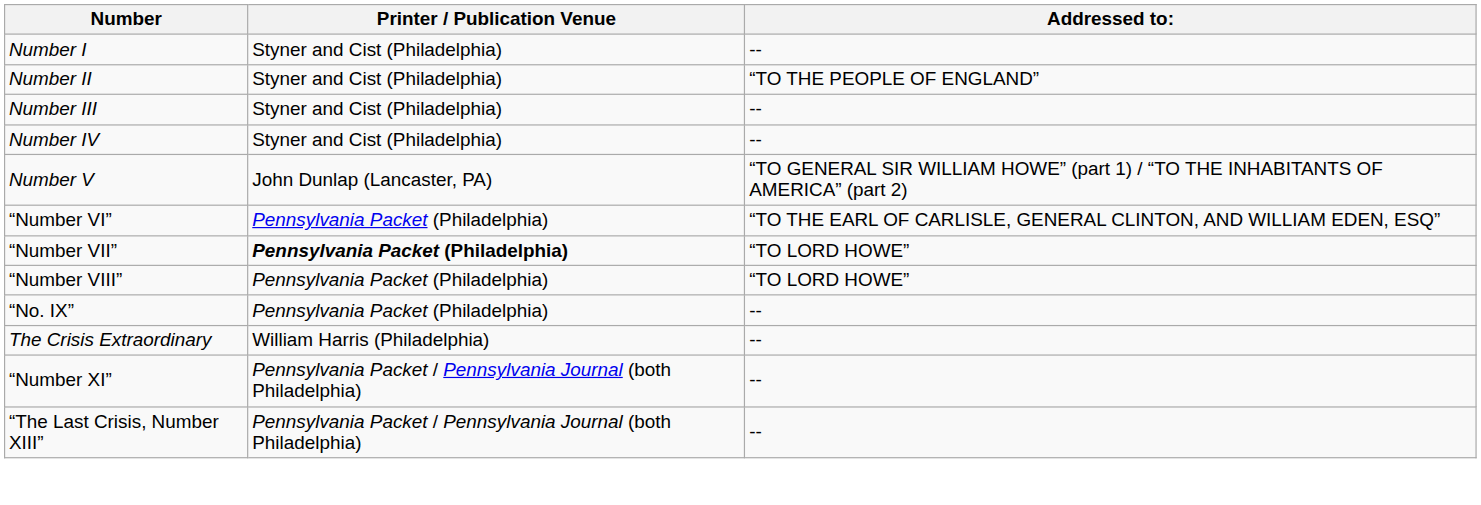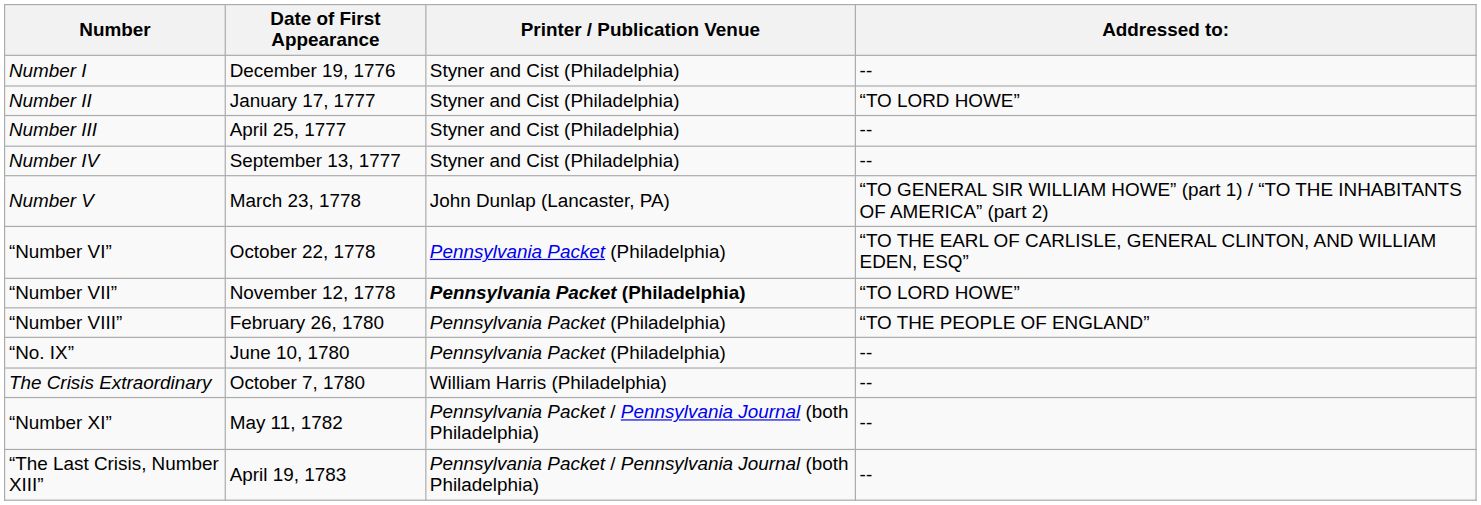+ column: (325, 30)
(894, 79) “TO THE PEOPLE OF ENGLAND” -> (940, 100) “TO LORD HOWE”
(829, 280) “TO LORD HOWE” -> (1005, 322) “TO THE PEOPLE OF ENGLAND”
